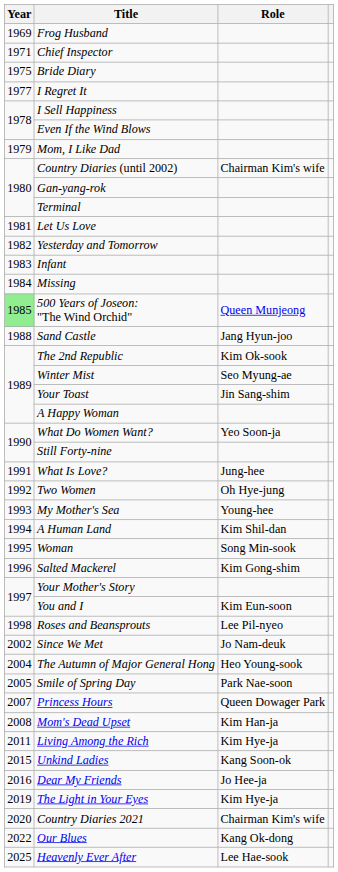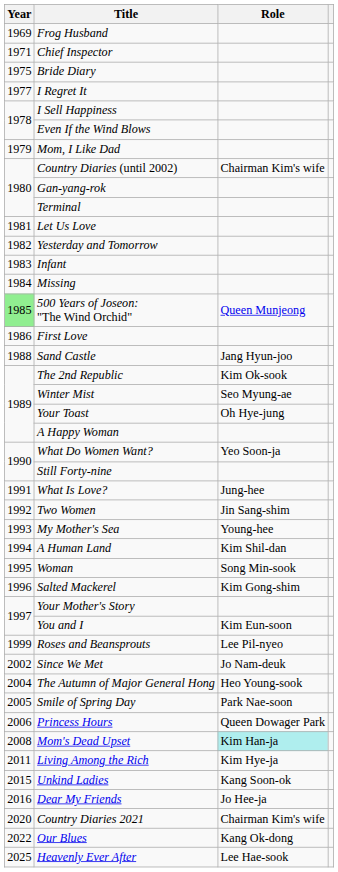+ row: (62, 336)
(255, 394) Jin Sang-shim -> (252, 413) Oh Hye-jung
(252, 490) Oh Hye-jung -> (255, 509) Jin Sang-shim
(19, 625) 1998 -> (19, 644) 1999
(19, 702) 2007 -> (19, 722) 2006
(249, 722) no background -> (249, 741) paleturquoise background
- row: (93, 799)
